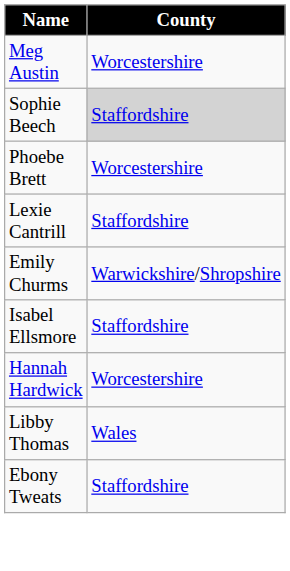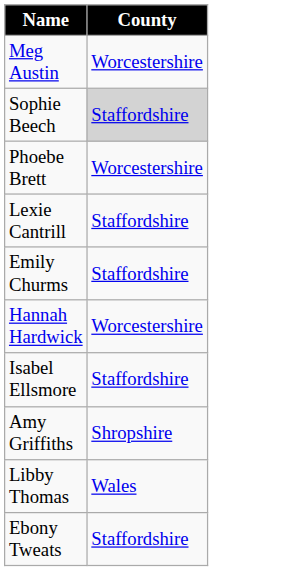(186, 273) Warwickshire/Shropshire -> (140, 273) Staffordshire
rows swapped: (43, 326) <-> (46, 379)
+ row: (41, 432)
